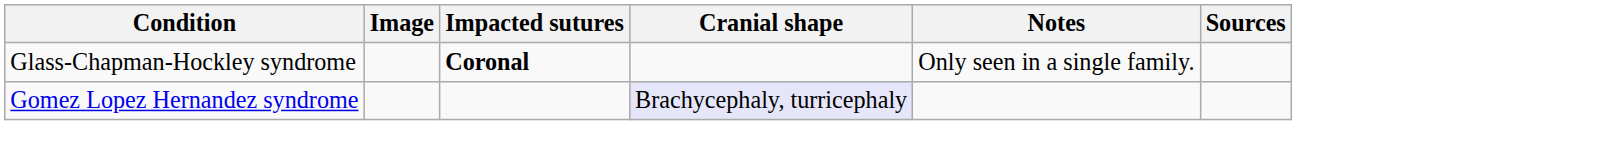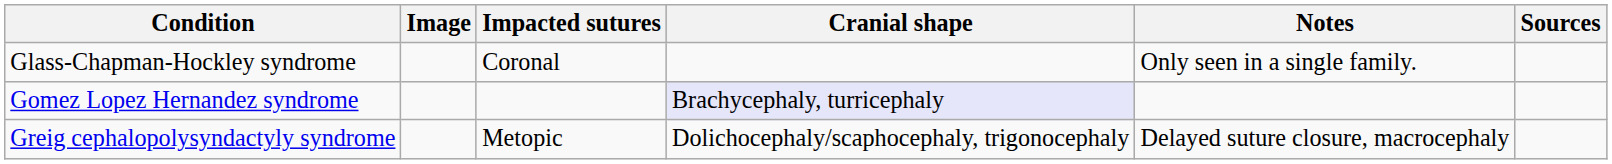(487, 61) bold -> (521, 61) normal
+ row: (203, 138)
